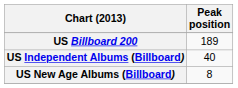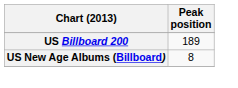- row: (95, 58)
